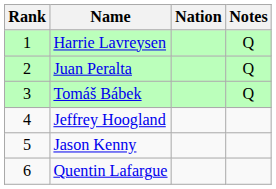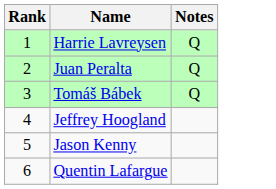- column: (198, 17)
